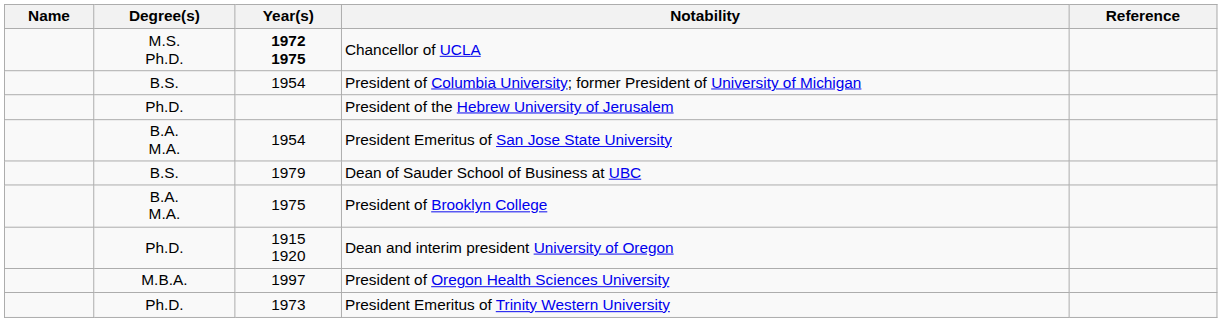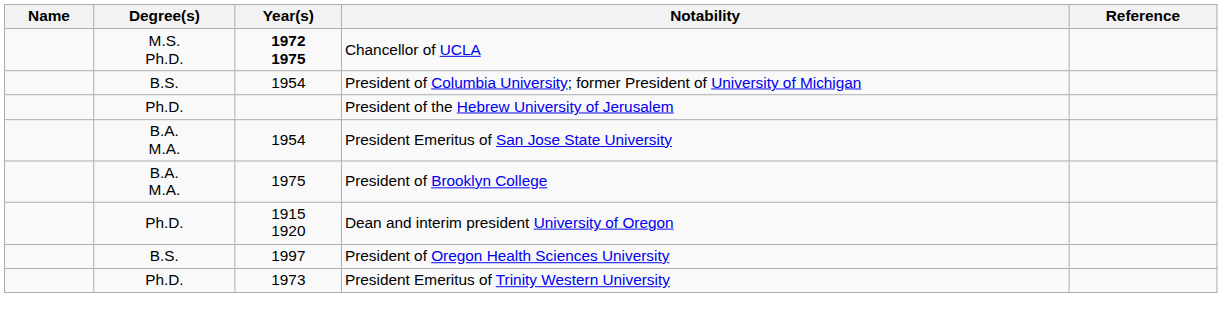- row: (493, 173)
(164, 280) M.B.A. -> (164, 256) B.S.
